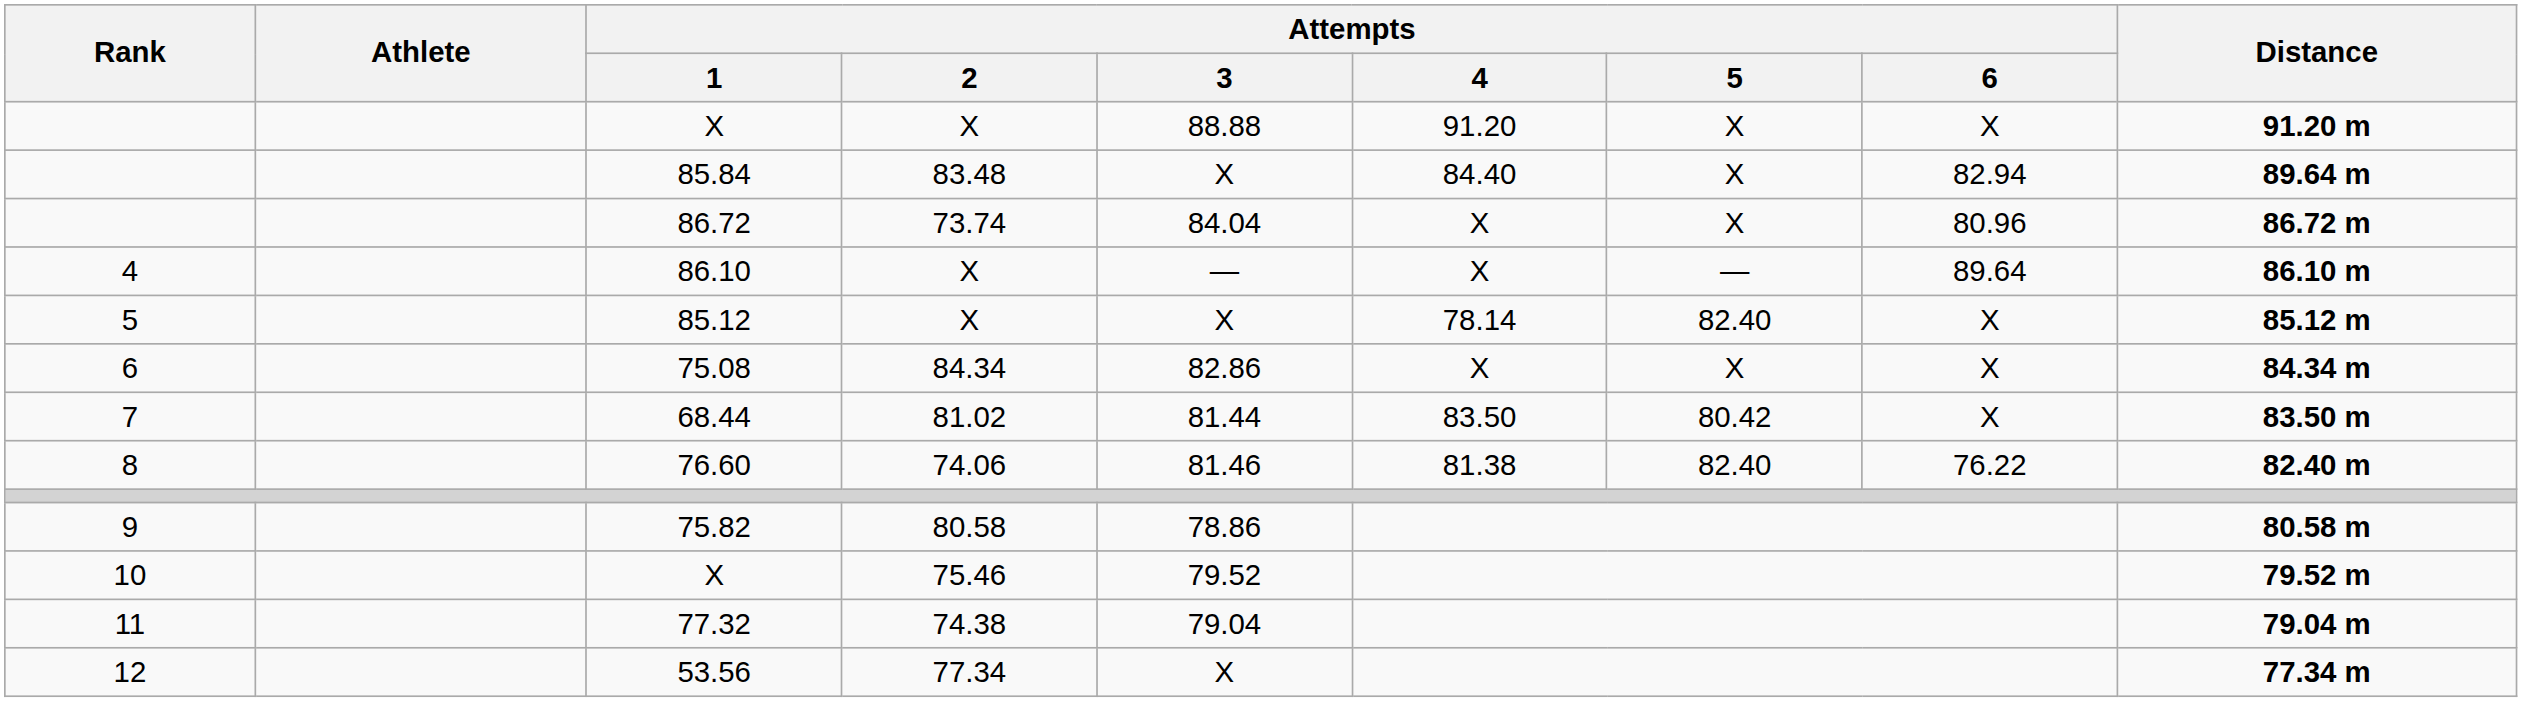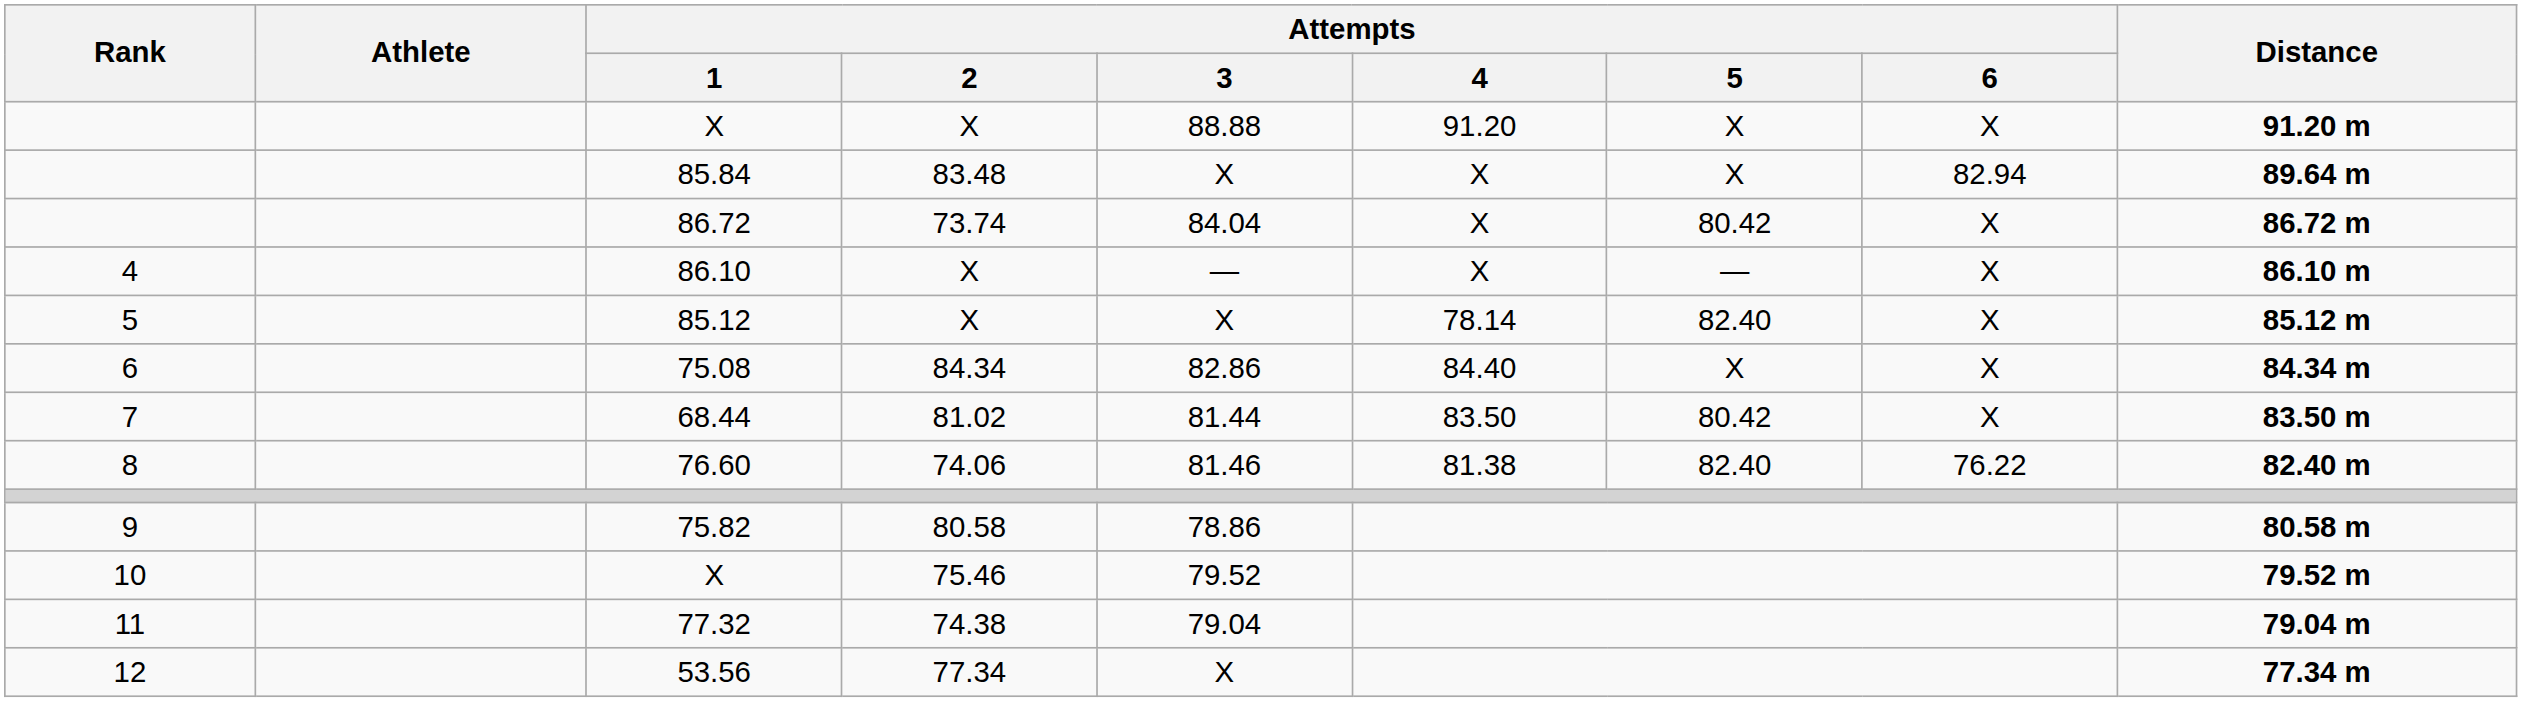(1480, 173) 84.40 -> (1480, 173) X
(1735, 222) X -> (1735, 222) 80.42
(1990, 222) 80.96 -> (1990, 222) X
(1990, 270) 89.64 -> (1990, 270) X
(1480, 367) X -> (1480, 367) 84.40
